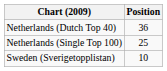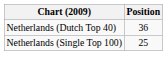- row: (61, 58)
